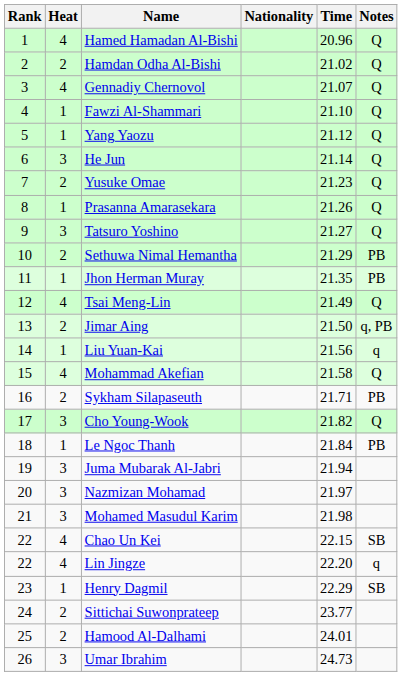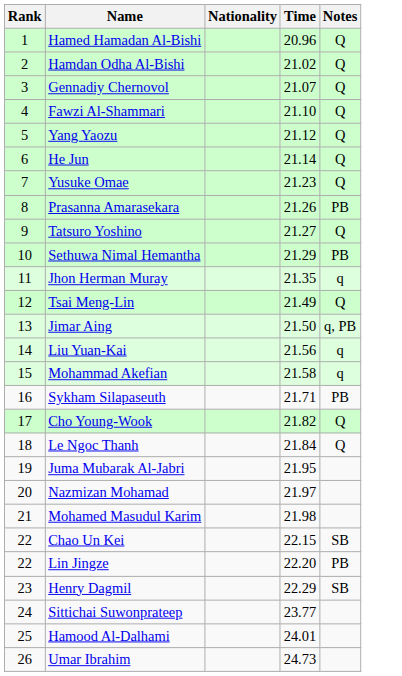- column: (63, 16)
(376, 207) Q -> (340, 207) PB
(376, 278) PB -> (340, 278) q
(376, 373) Q -> (340, 373) q
(376, 445) PB -> (340, 445) Q
(336, 468) 21.94 -> (300, 468) 21.95
(376, 564) q -> (340, 564) PB
